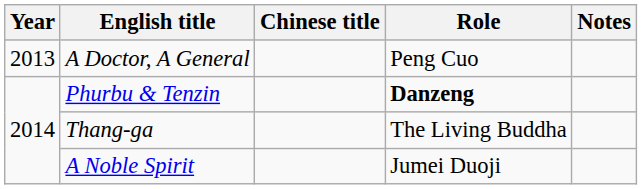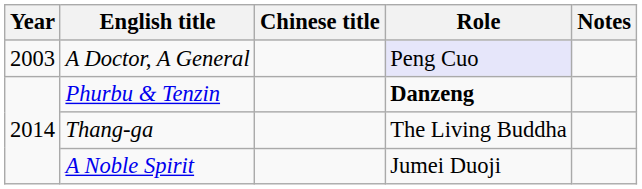(32, 58) 2013 -> (32, 58) 2003
(434, 58) no background -> (434, 58) lavender background
